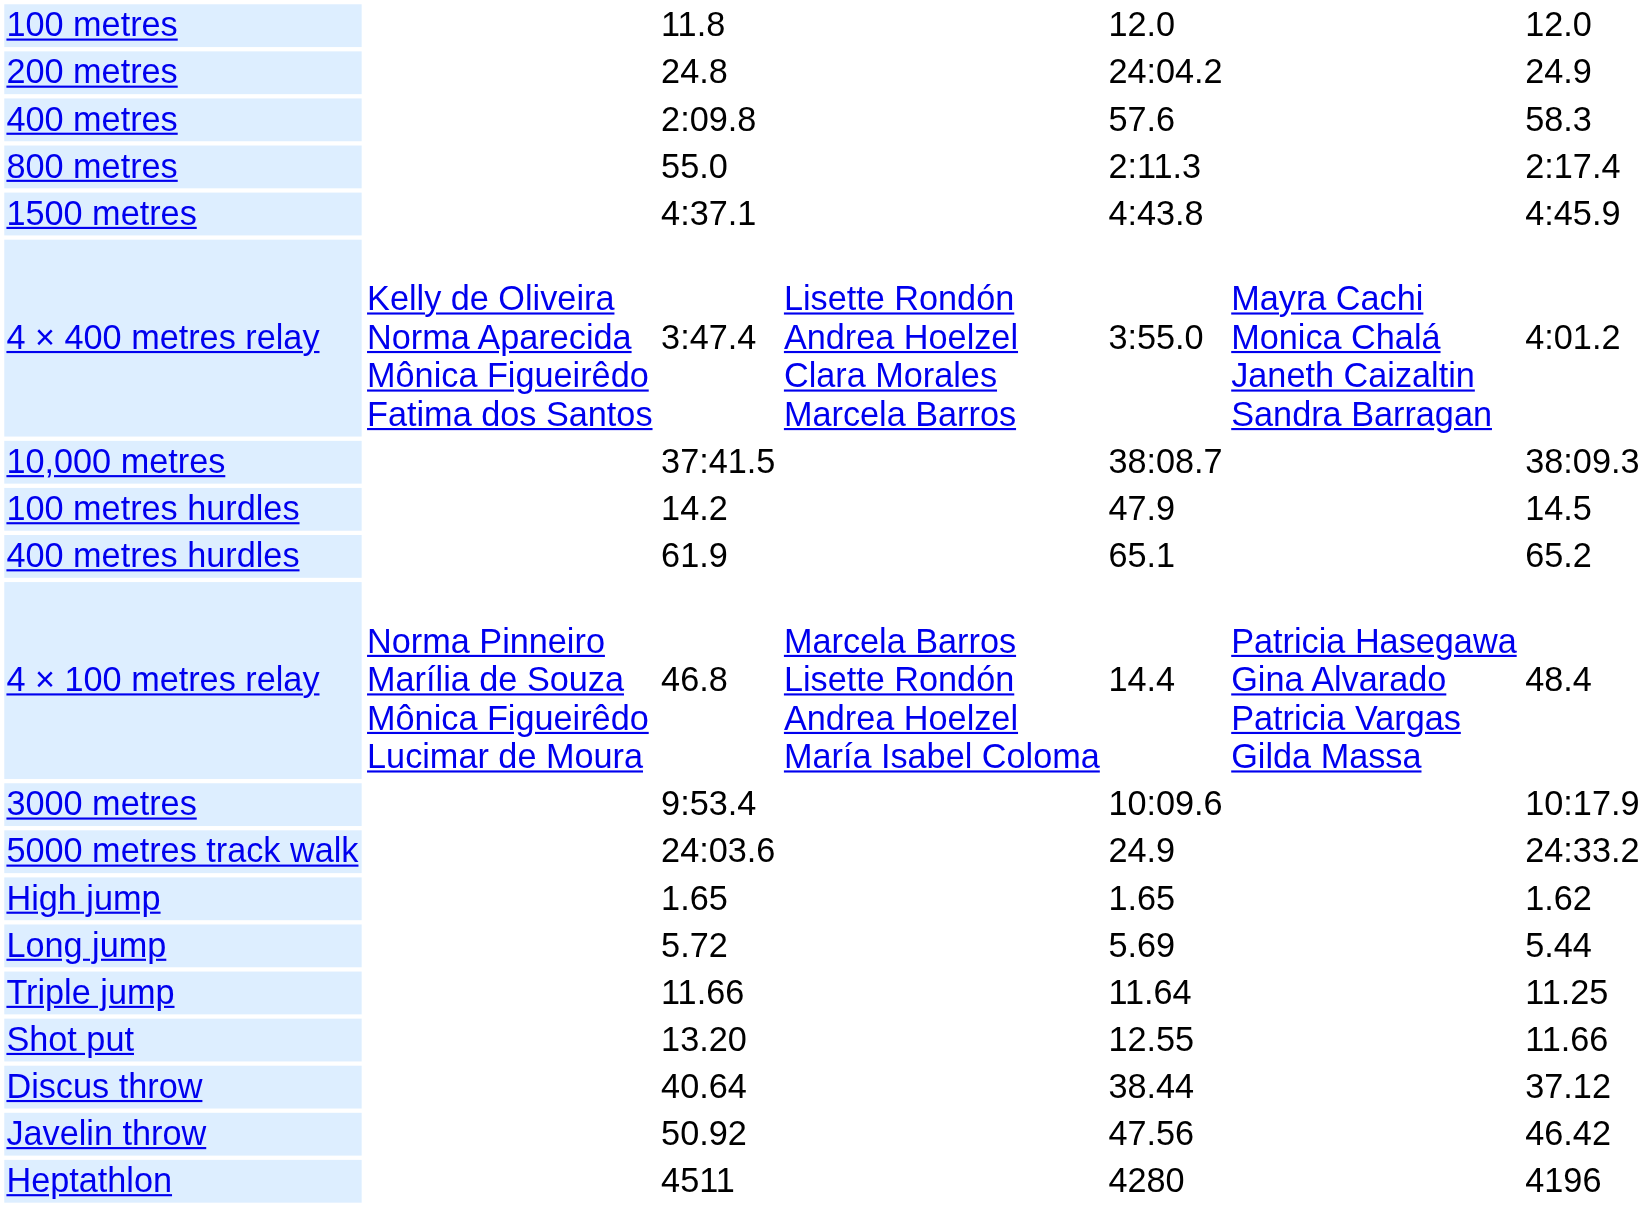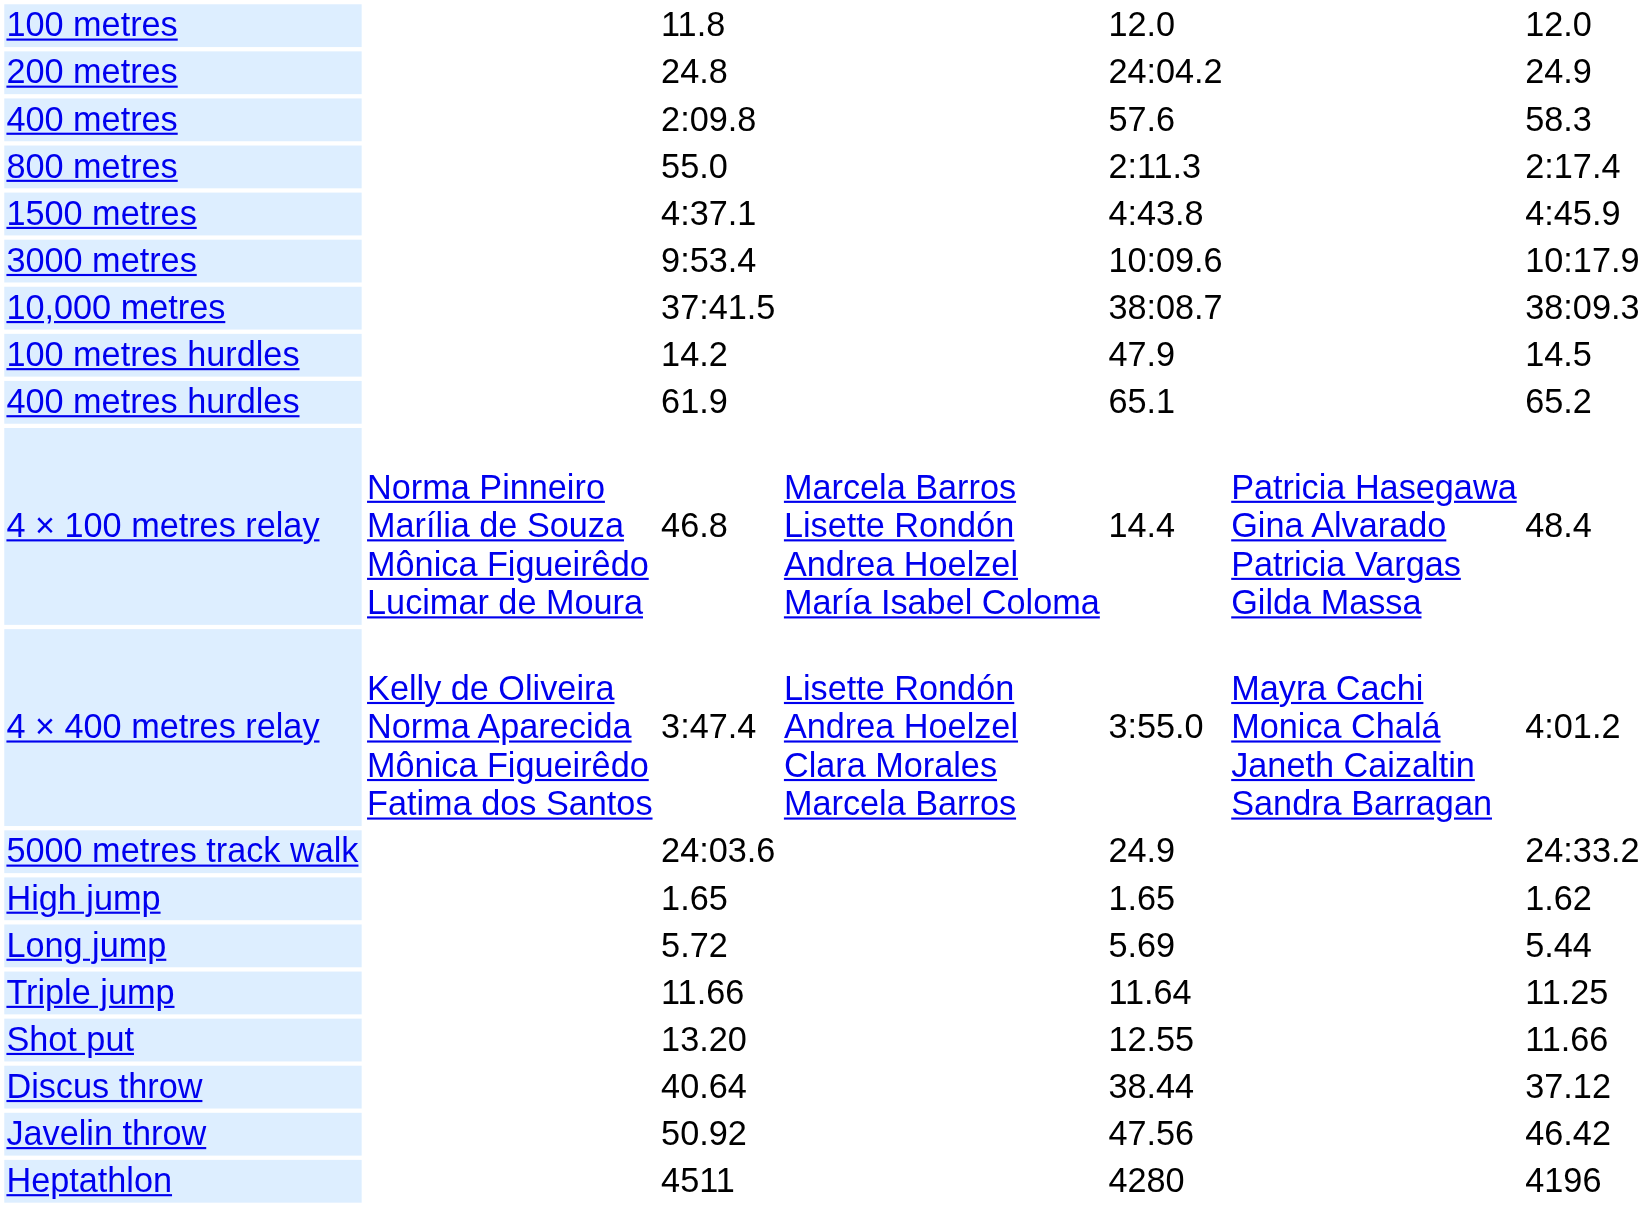rows swapped: (102, 804) <-> (163, 337)
